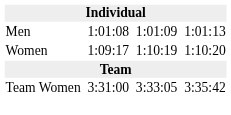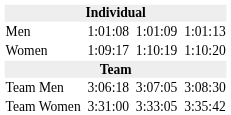+ row: (35, 88)
